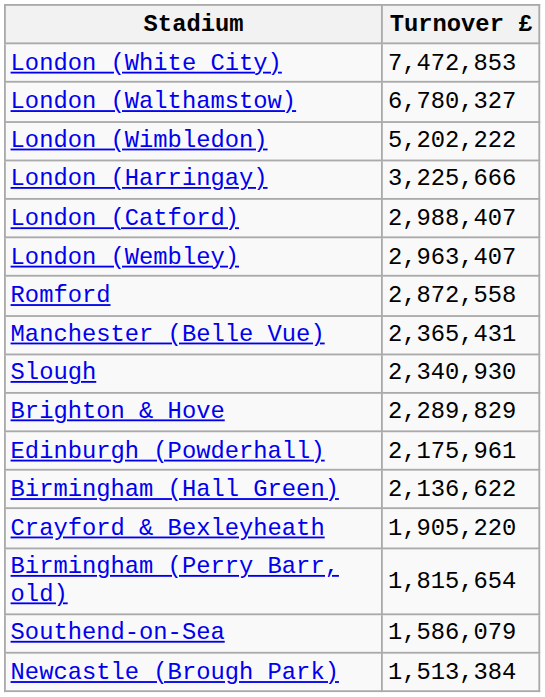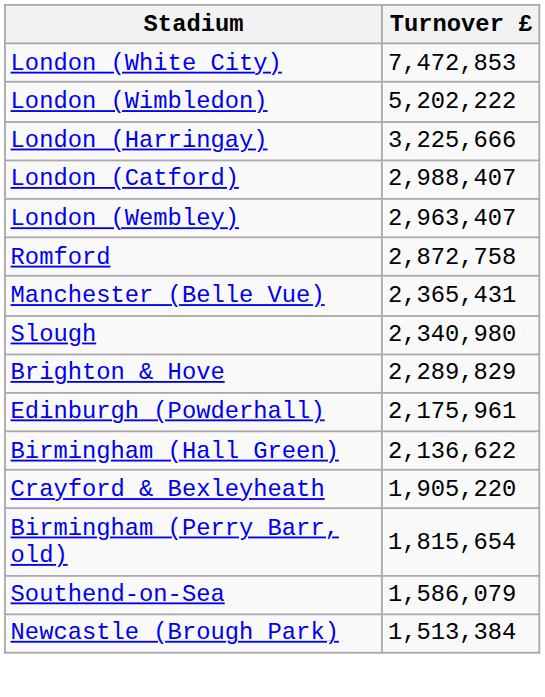- row: (153, 102)
(452, 296) 2,872,558 -> (452, 257) 2,872,758
(452, 373) 2,340,930 -> (452, 334) 2,340,980
